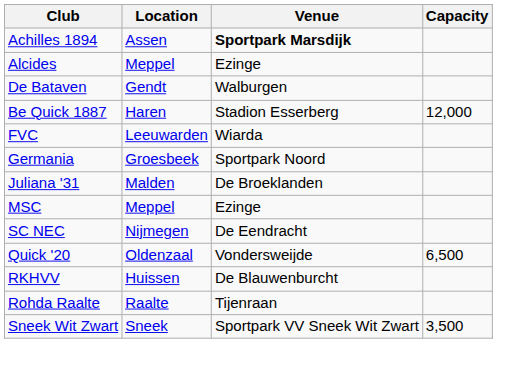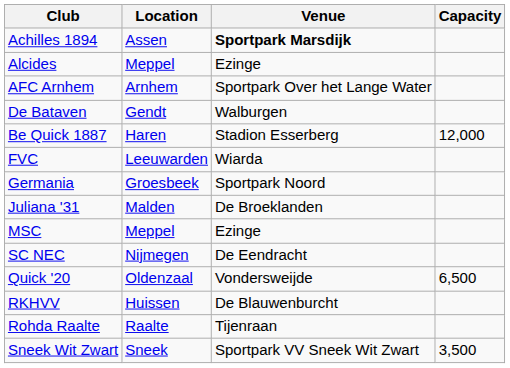+ row: (51, 87)
